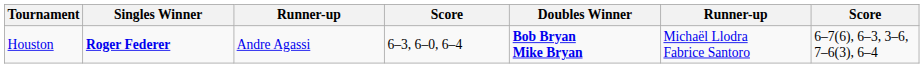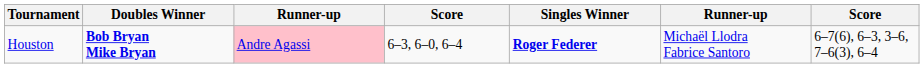columns swapped: (158, 15) <-> (585, 15)
(273, 44) no background -> (273, 44) pink background
